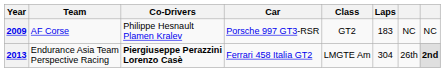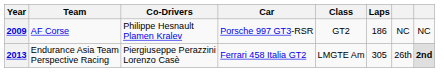(385, 31) 183 -> (379, 31) 186
(173, 56) bold -> (170, 56) normal
(385, 56) 304 -> (379, 56) 305
